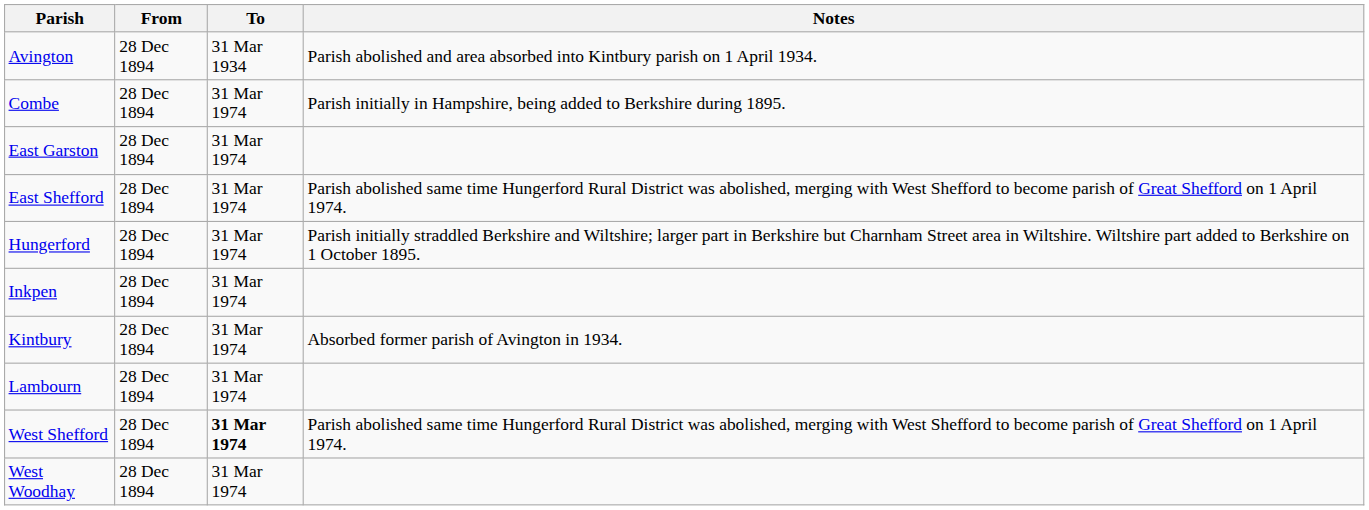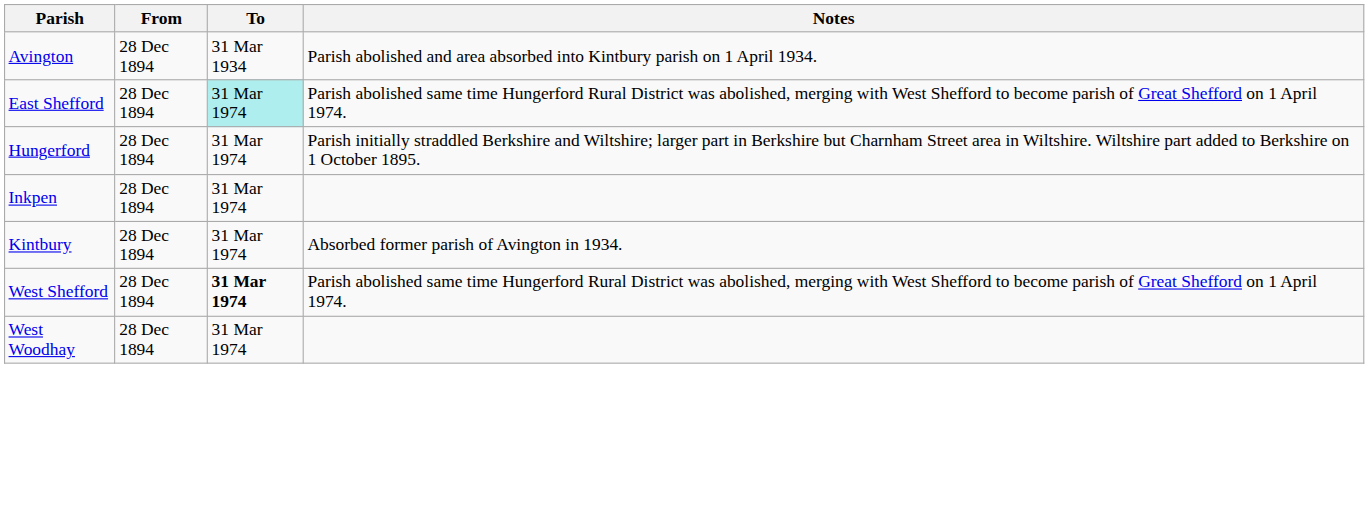- row: (34, 103)
- row: (53, 150)
(237, 197) no background -> (237, 103) paleturquoise background
- row: (45, 386)
